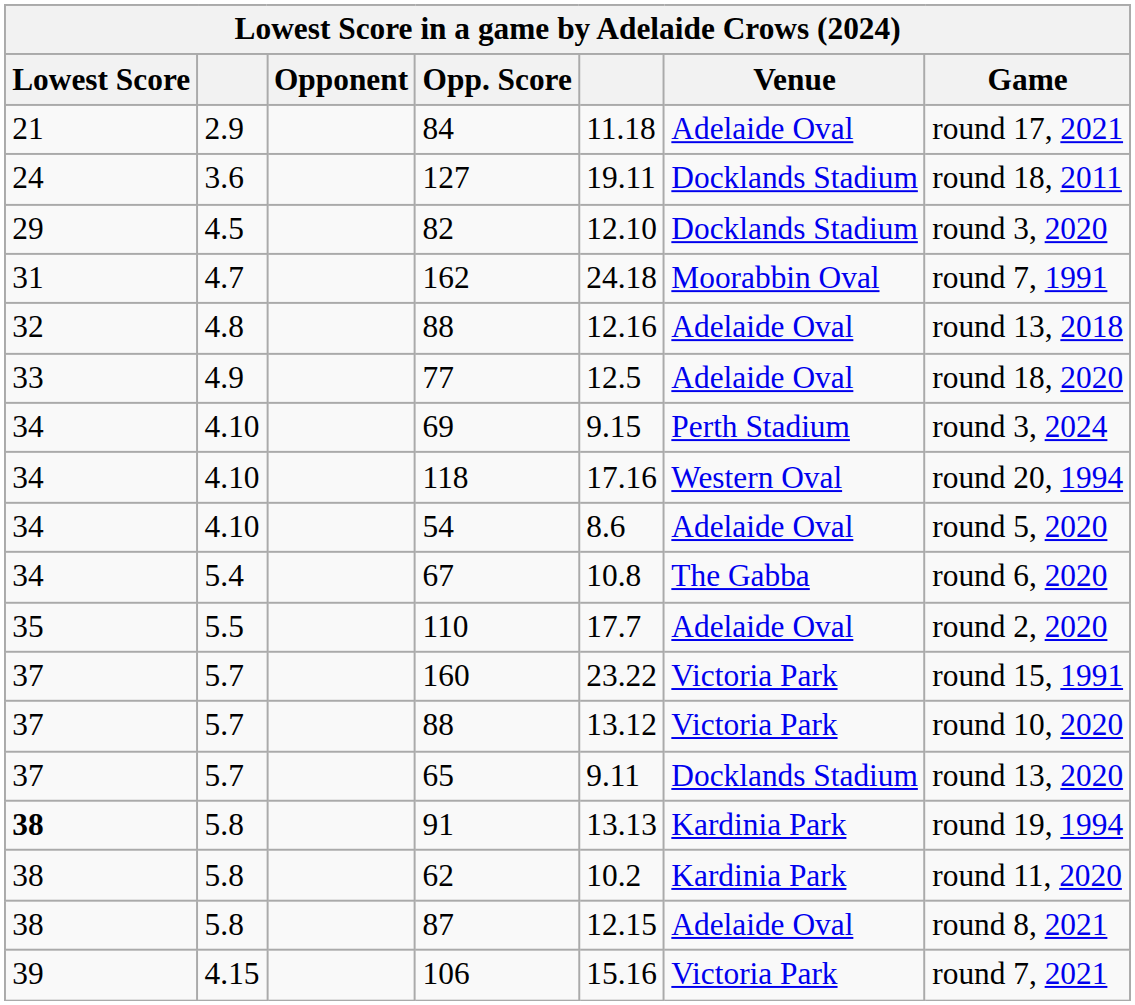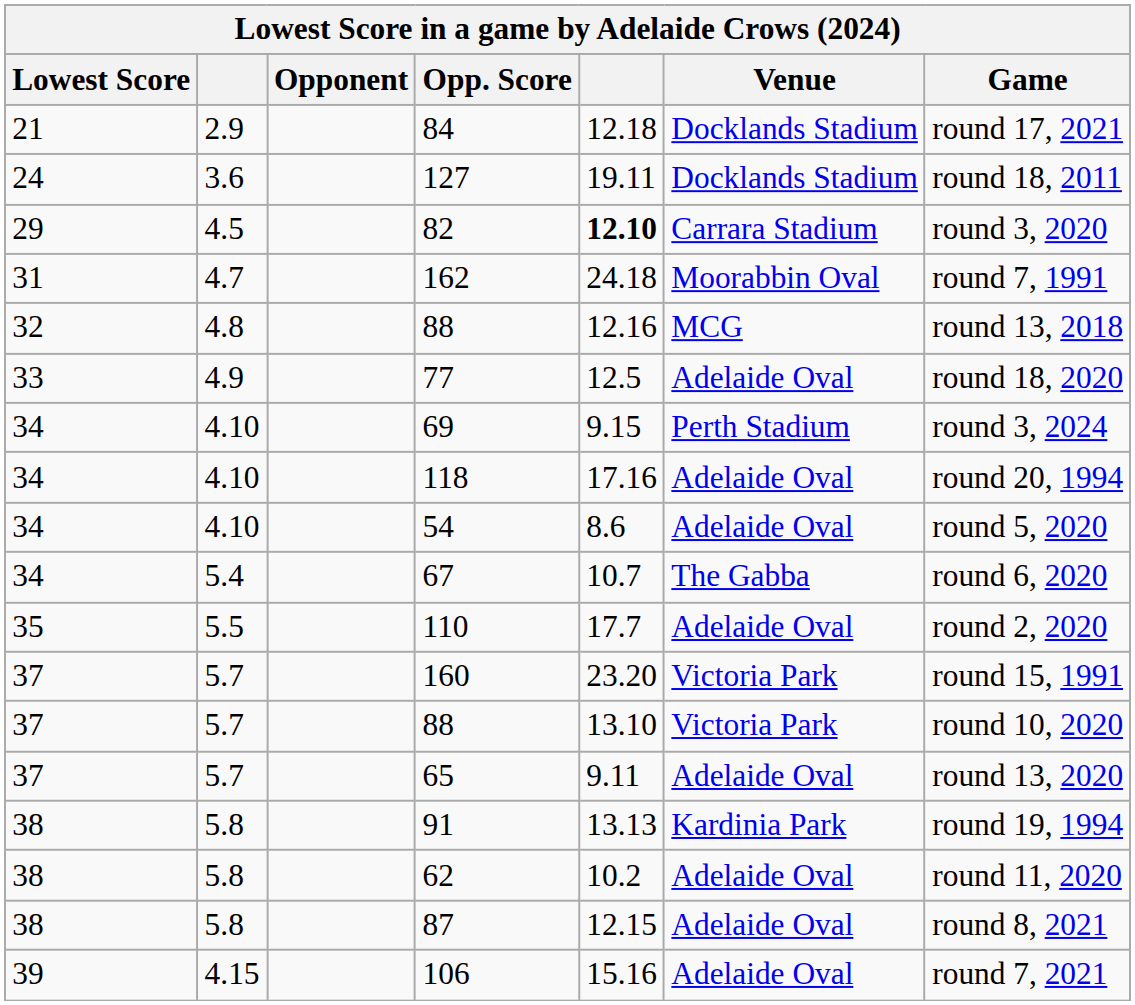(621, 128) 11.18 -> (622, 128) 12.18
(762, 128) Adelaide Oval -> (795, 128) Docklands Stadium
(622, 228) normal -> (622, 228) bold
(795, 228) Docklands Stadium -> (775, 228) Carrara Stadium
(762, 327) Adelaide Oval -> (707, 327) MCG
(757, 476) Western Oval -> (762, 476) Adelaide Oval
(614, 576) 10.8 -> (614, 576) 10.7
(622, 675) 23.22 -> (622, 675) 23.20
(622, 725) 13.12 -> (622, 725) 13.10
(795, 775) Docklands Stadium -> (762, 775) Adelaide Oval
(28, 825) bold -> (28, 825) normal
(759, 874) Kardinia Park -> (762, 874) Adelaide Oval
(754, 974) Victoria Park -> (762, 974) Adelaide Oval
